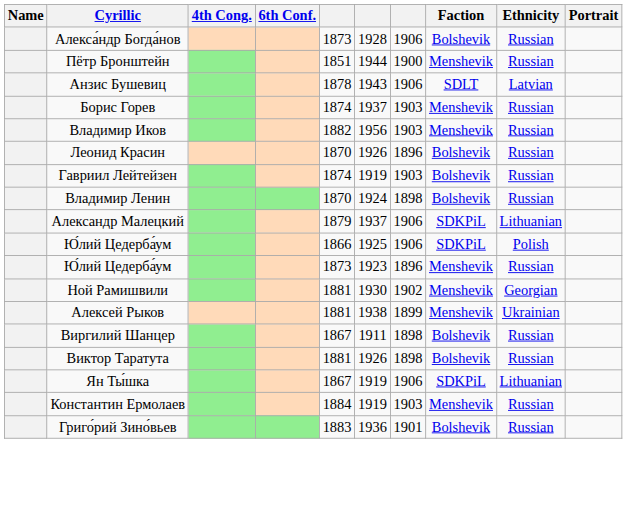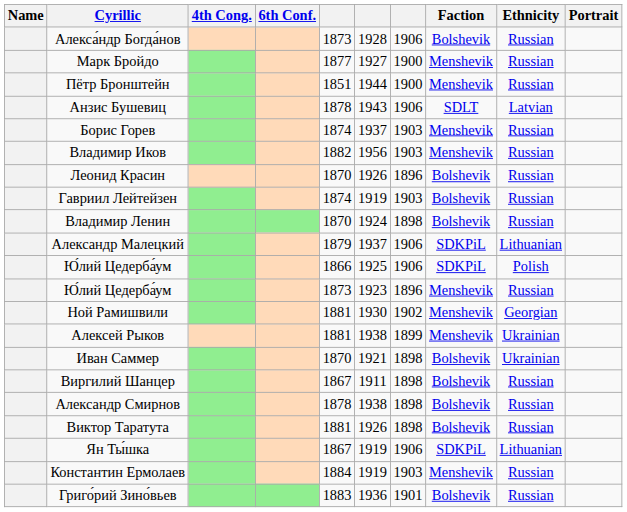+ row: (26, 62)
+ row: (26, 358)
+ row: (26, 404)
